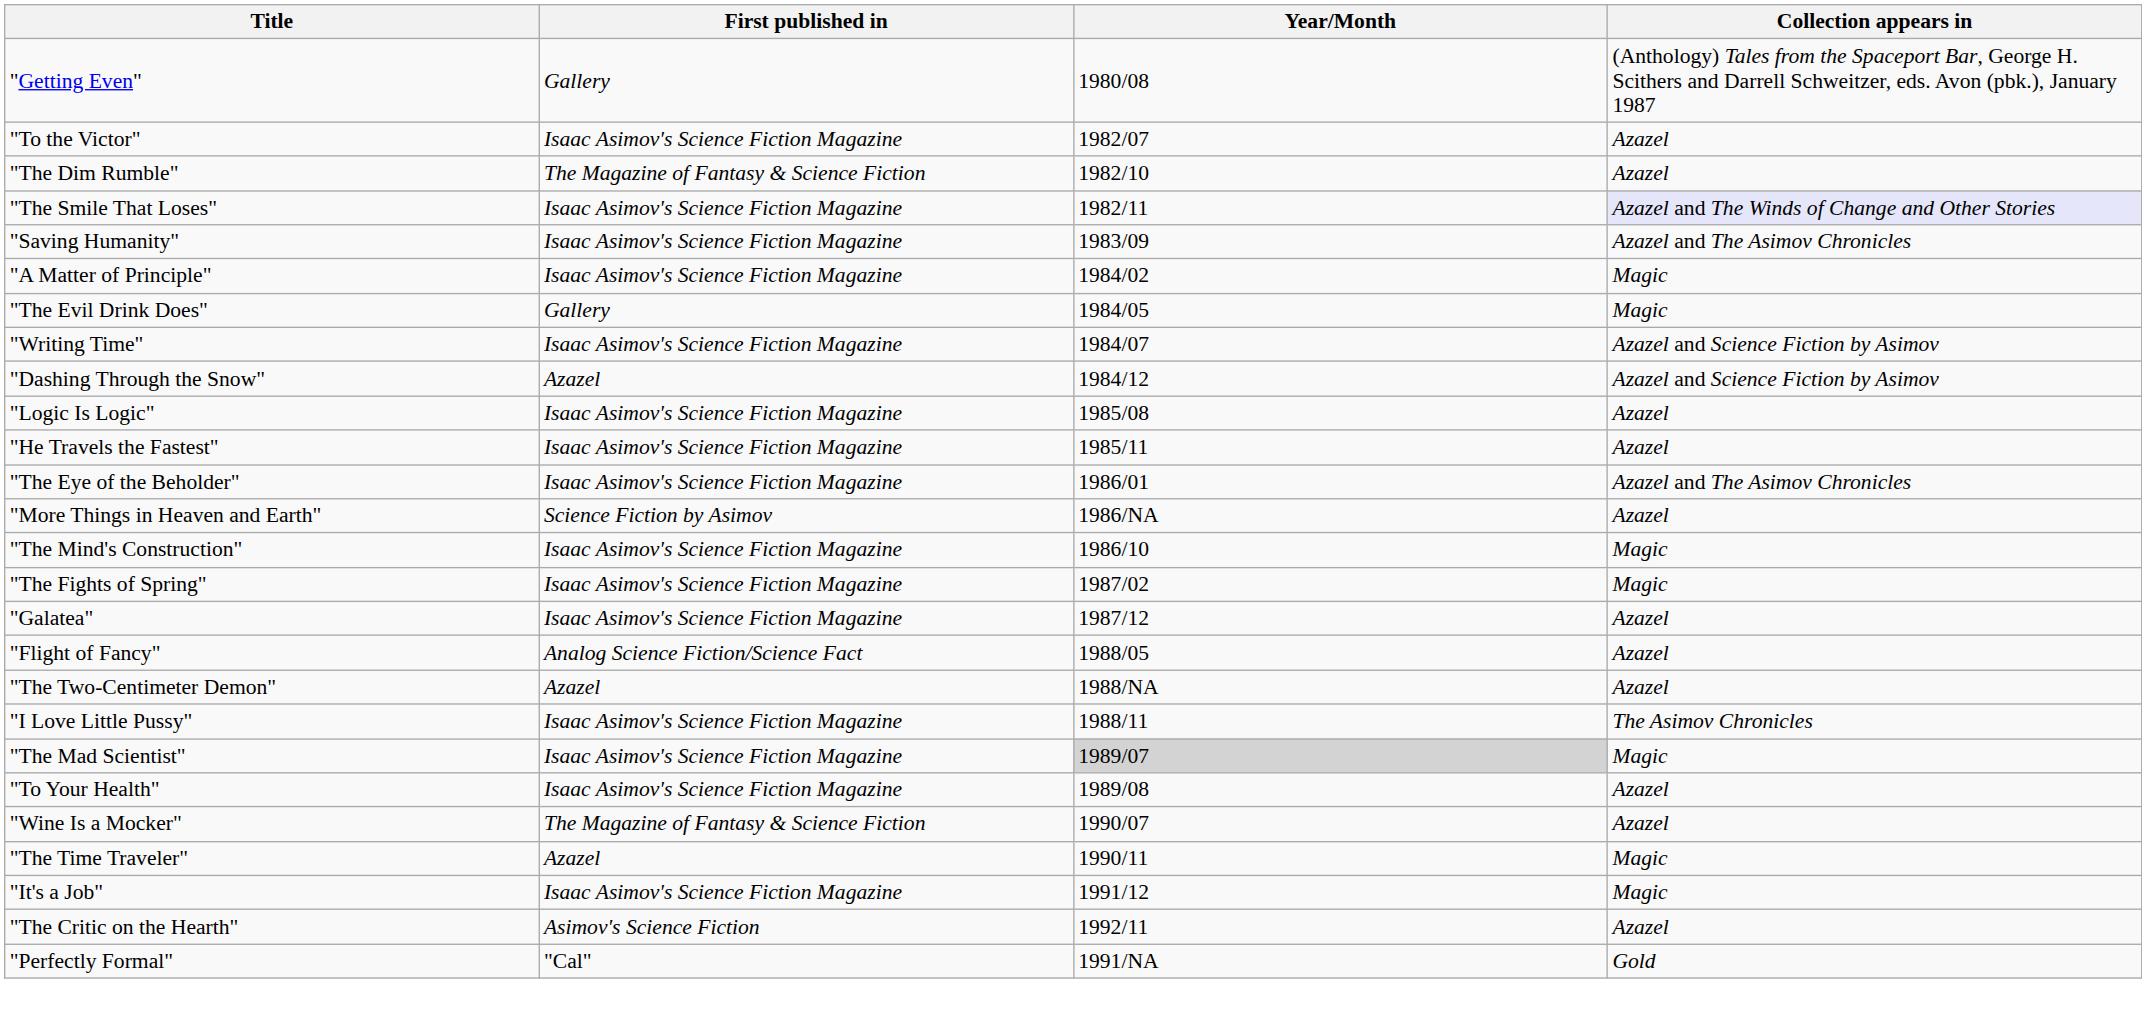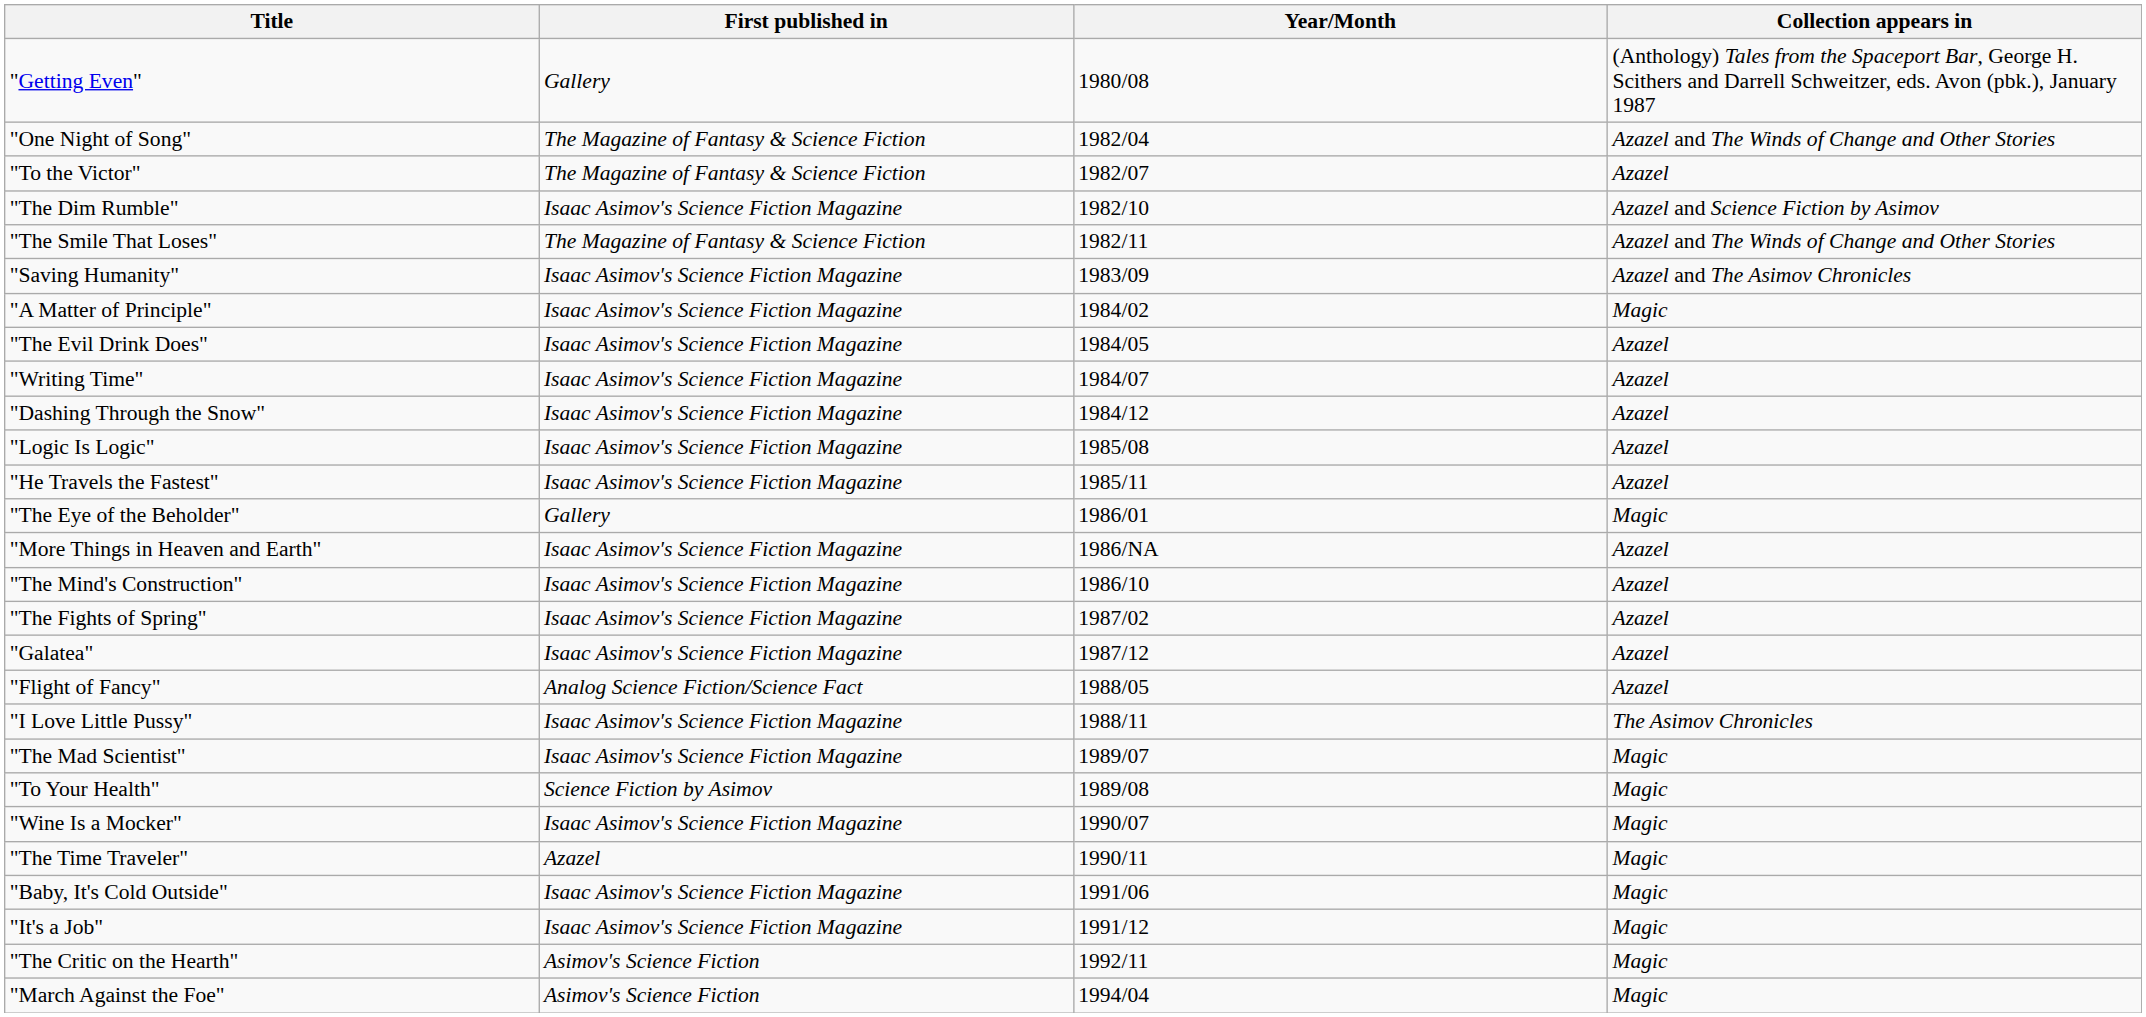+ row: (100, 138)
(723, 138) Isaac Asimov's Science Fiction Magazine -> (735, 172) The Magazine of Fantasy & Science Fiction
(735, 172) The Magazine of Fantasy & Science Fiction -> (723, 207) Isaac Asimov's Science Fiction Magazine
(1641, 172) Azazel -> (1776, 207) Azazel and Science Fiction by Asimov
(723, 207) Isaac Asimov's Science Fiction Magazine -> (735, 241) The Magazine of Fantasy & Science Fiction
(1834, 207) lavender background -> (1834, 241) no background
(577, 310) Gallery -> (723, 344) Isaac Asimov's Science Fiction Magazine
(1640, 310) Magic -> (1641, 344) Azazel
(1776, 344) Azazel and Science Fiction by Asimov -> (1641, 378) Azazel
(572, 378) Azazel -> (723, 412) Isaac Asimov's Science Fiction Magazine
(1776, 378) Azazel and Science Fiction by Asimov -> (1641, 412) Azazel
(723, 481) Isaac Asimov's Science Fiction Magazine -> (577, 515) Gallery
(1762, 481) Azazel and The Asimov Chronicles -> (1640, 515) Magic
(658, 515) Science Fiction by Asimov -> (723, 549) Isaac Asimov's Science Fiction Magazine
(1640, 549) Magic -> (1641, 584) Azazel
(1640, 584) Magic -> (1641, 618) Azazel
- row: (143, 686)
(1114, 755) lightgrey background -> (1114, 755) no background
(723, 789) Isaac Asimov's Science Fiction Magazine -> (658, 789) Science Fiction by Asimov
(1641, 789) Azazel -> (1640, 789) Magic
(735, 823) The Magazine of Fantasy & Science Fiction -> (723, 823) Isaac Asimov's Science Fiction Magazine
(1641, 823) Azazel -> (1640, 823) Magic
+ row: (119, 892)
(1641, 926) Azazel -> (1640, 960) Magic
+ row: (117, 995)
- row: (91, 960)
